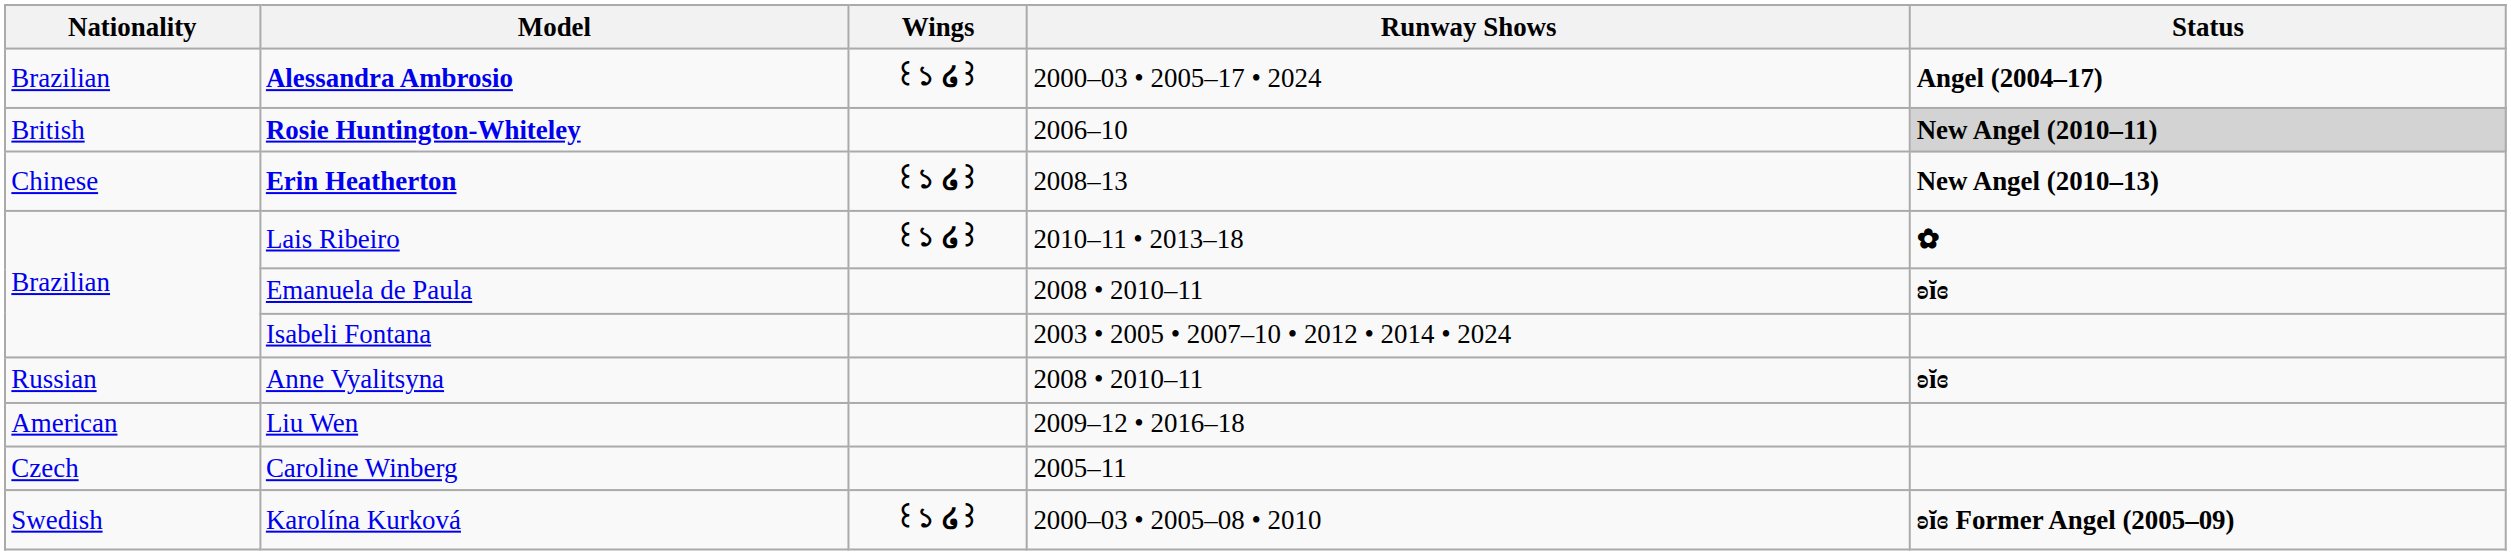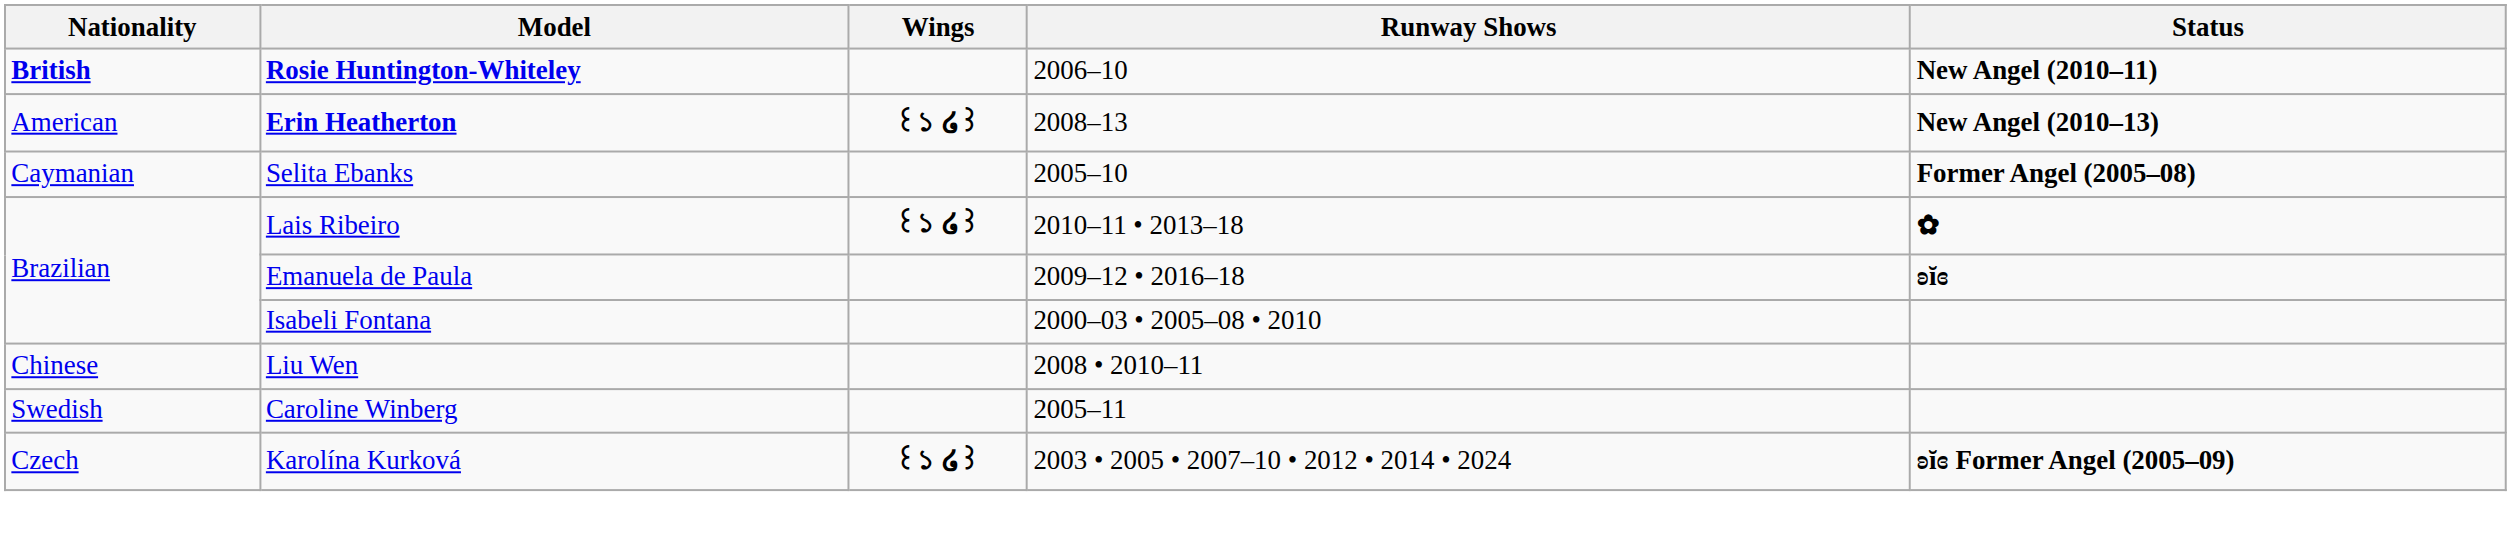- row: (389, 77)
(48, 129) normal -> (51, 70) bold
(2037, 129) lightgrey background -> (2037, 70) no background
(55, 180) Chinese -> (64, 122) American
+ row: (340, 173)
(1118, 290) 2008 • 2010–11 -> (1139, 276) 2009–12 • 2016–18
(1272, 334) 2003 • 2005 • 2007–10 • 2012 • 2014 • 2024 -> (1177, 320) 2000–03 • 2005–08 • 2010
- row: (355, 378)
(64, 423) American -> (55, 365) Chinese
(1139, 423) 2009–12 • 2016–18 -> (1118, 365) 2008 • 2010–11
(45, 467) Czech -> (57, 409) Swedish
(57, 519) Swedish -> (45, 460) Czech
(1177, 519) 2000–03 • 2005–08 • 2010 -> (1272, 460) 2003 • 2005 • 2007–10 • 2012 • 2014 • 2024
